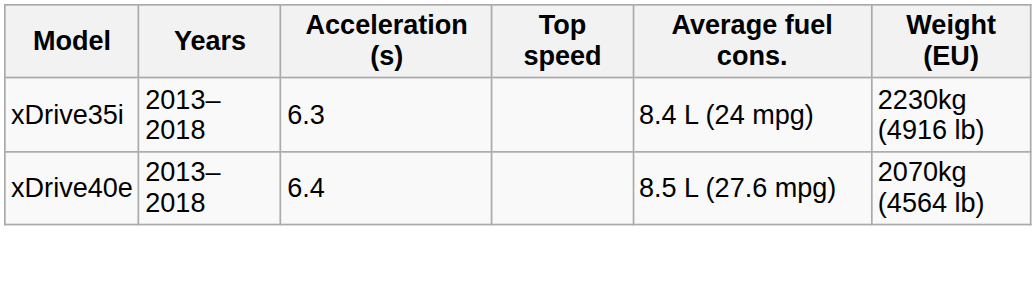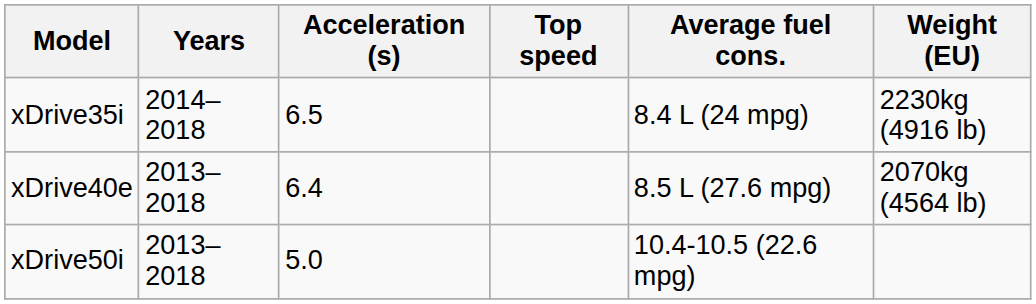(183, 114) 2013–2018 -> (183, 114) 2014–2018
(306, 114) 6.3 -> (304, 114) 6.5
+ row: (67, 261)
